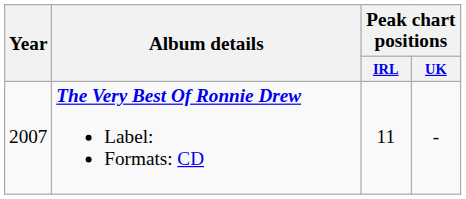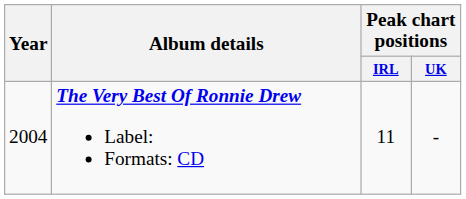(28, 137) 2007 -> (28, 137) 2004
